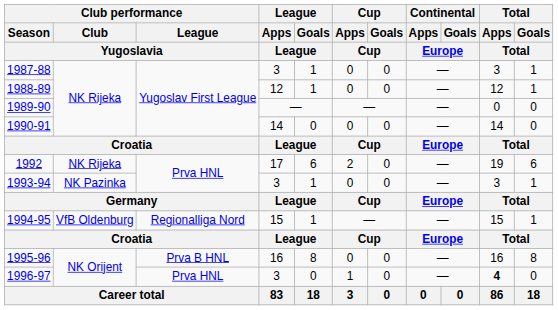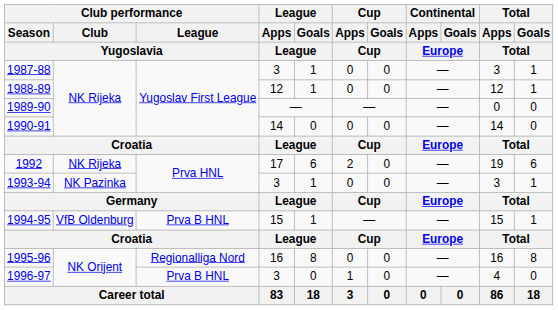(198, 220) Regionalliga Nord -> (198, 220) Prva B HNL
(198, 257) Prva B HNL -> (198, 257) Regionalliga Nord
(198, 276) Prva HNL -> (198, 276) Prva B HNL
(497, 276) bold -> (497, 276) normal
